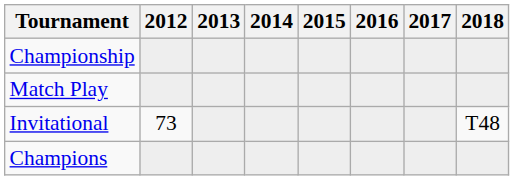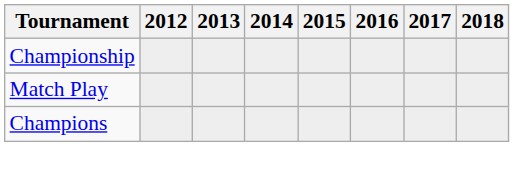- row: (59, 123)
